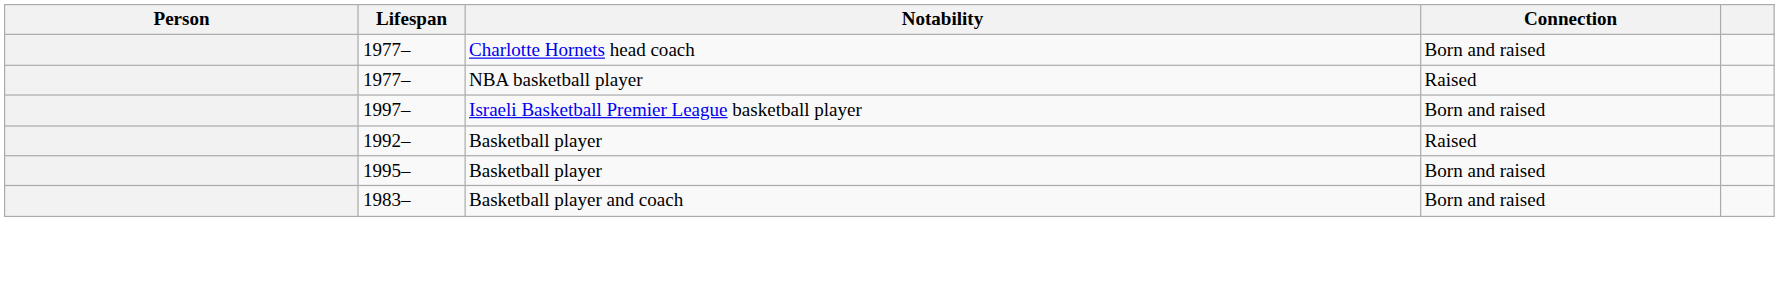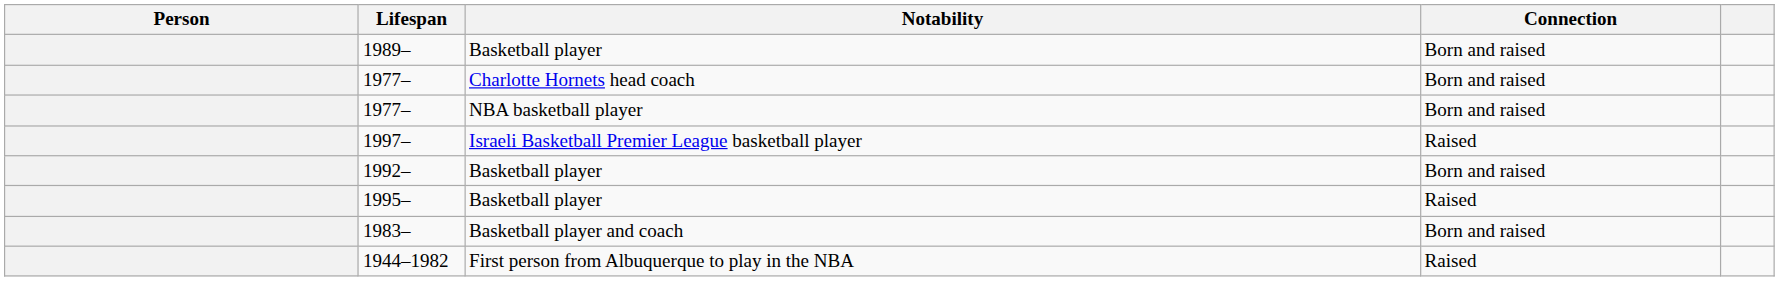+ row: (387, 49)
(1451, 79) Raised -> (1485, 110) Born and raised
(1485, 110) Born and raised -> (1451, 140) Raised
(1451, 140) Raised -> (1485, 170) Born and raised
(1485, 170) Born and raised -> (1451, 200) Raised
+ row: (406, 261)
